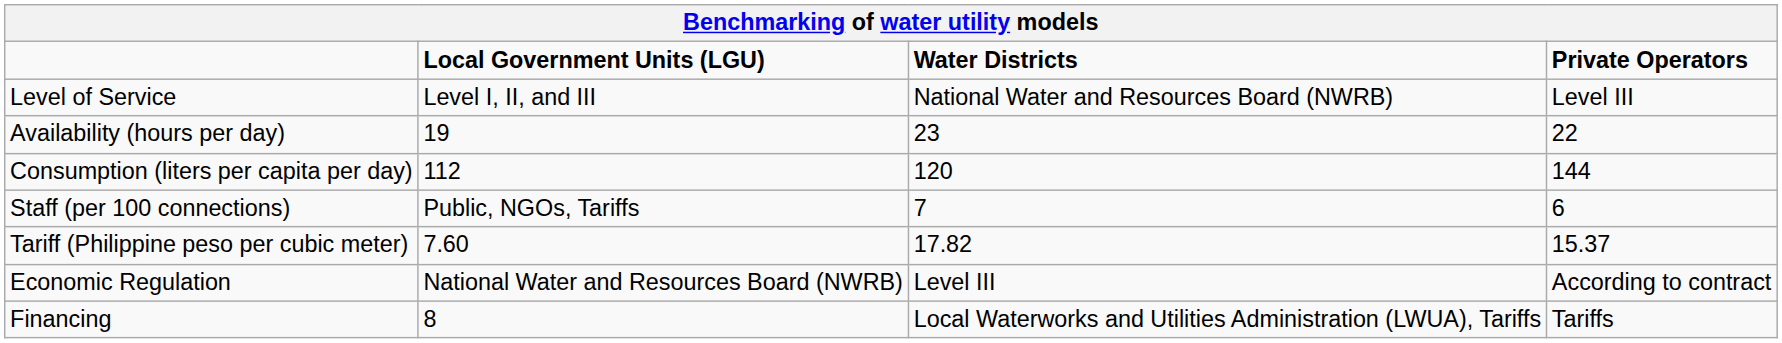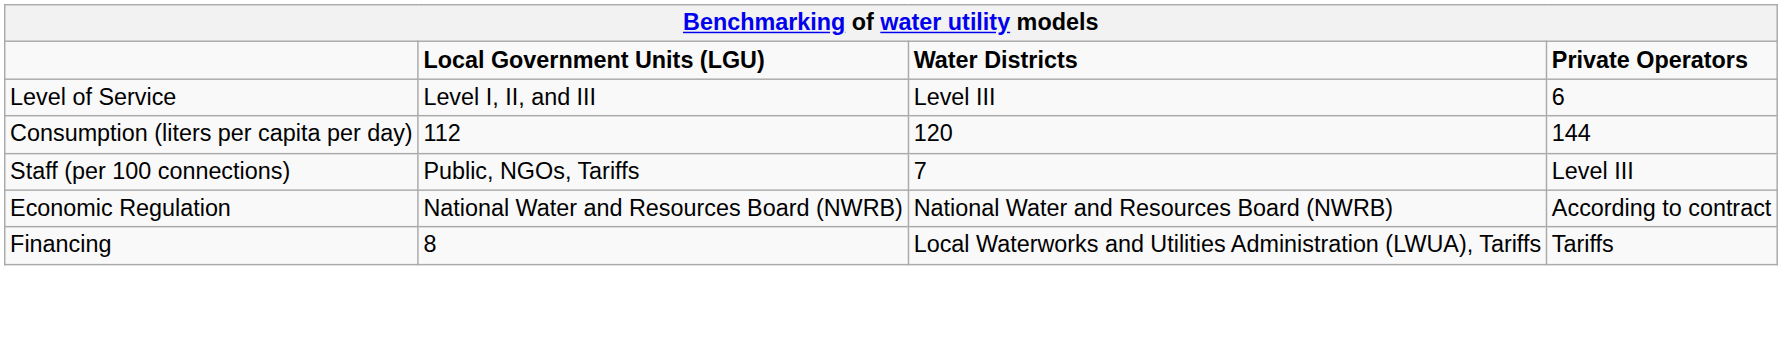(1153, 97) National Water and Resources Board (NWRB) -> (955, 97) Level III
(1593, 97) Level III -> (1558, 97) 6
- row: (148, 134)
(1558, 208) 6 -> (1593, 171) Level III
- row: (209, 245)
(955, 282) Level III -> (1153, 208) National Water and Resources Board (NWRB)
